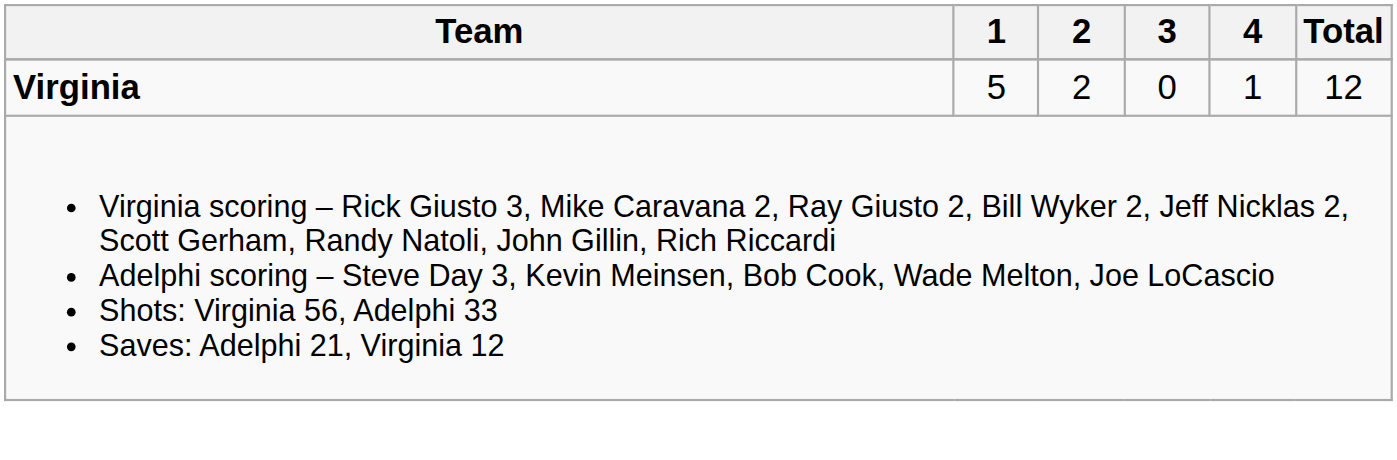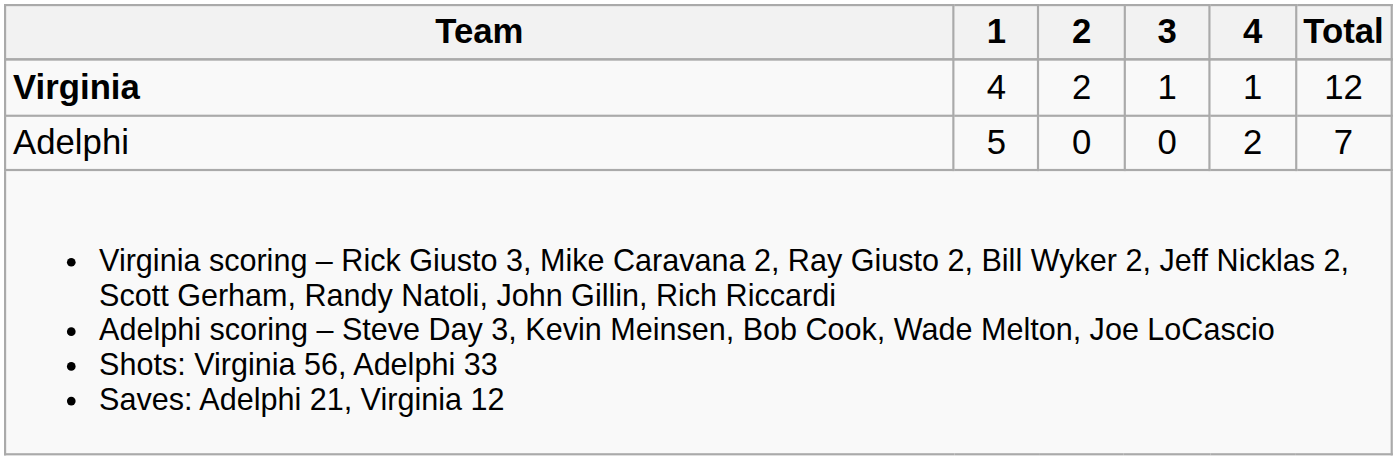(996, 87) 5 -> (996, 87) 4
(1167, 87) 0 -> (1167, 87) 1
+ row: (71, 142)
